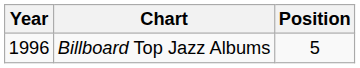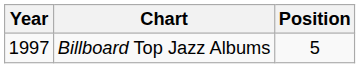(29, 47) 1996 -> (29, 47) 1997
